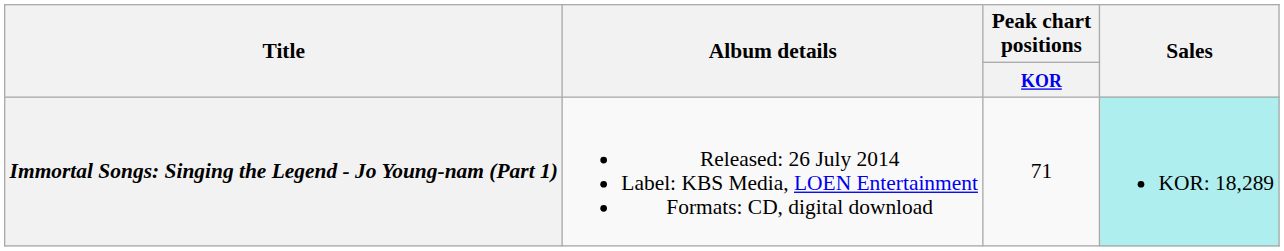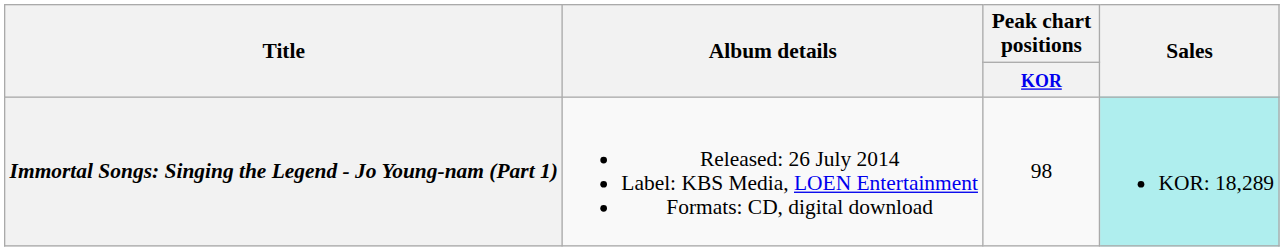(1041, 171) 71 -> (1041, 171) 98
